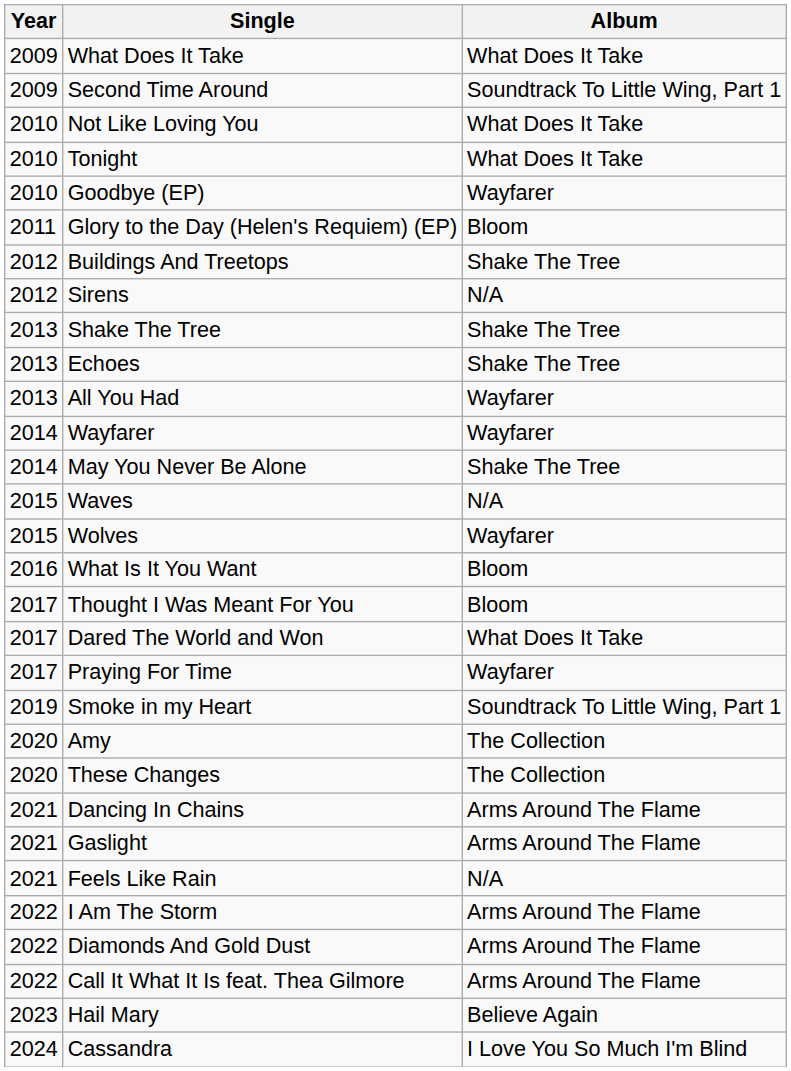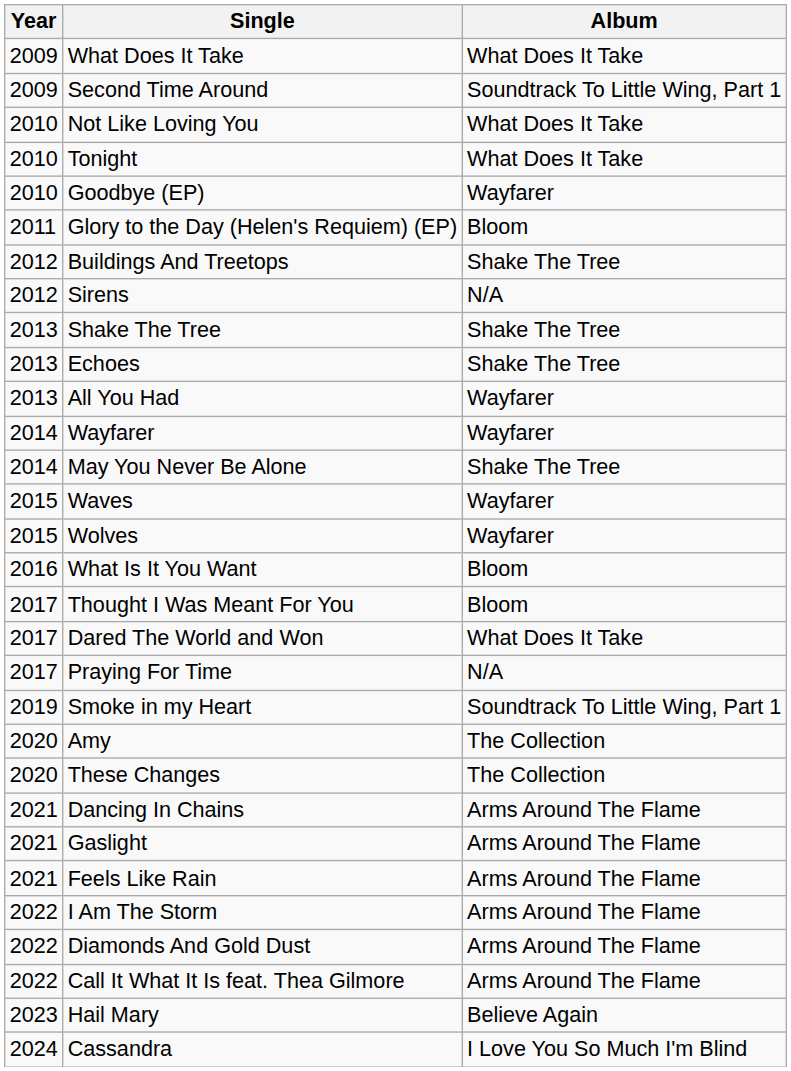(485, 501) N/A -> (510, 501) Wayfarer
(510, 672) Wayfarer -> (485, 672) N/A
(485, 878) N/A -> (584, 878) Arms Around The Flame
